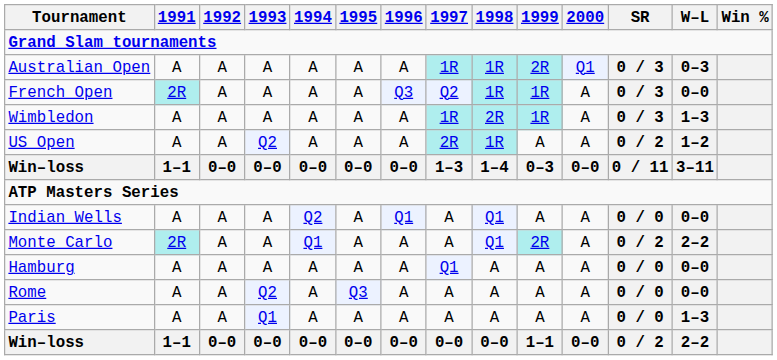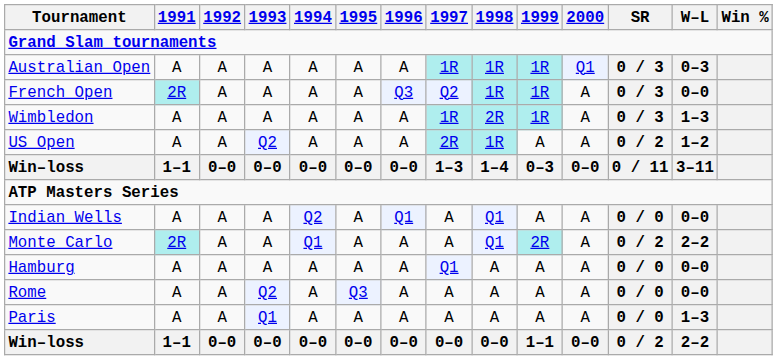(540, 67) 2R -> (540, 67) 1R
